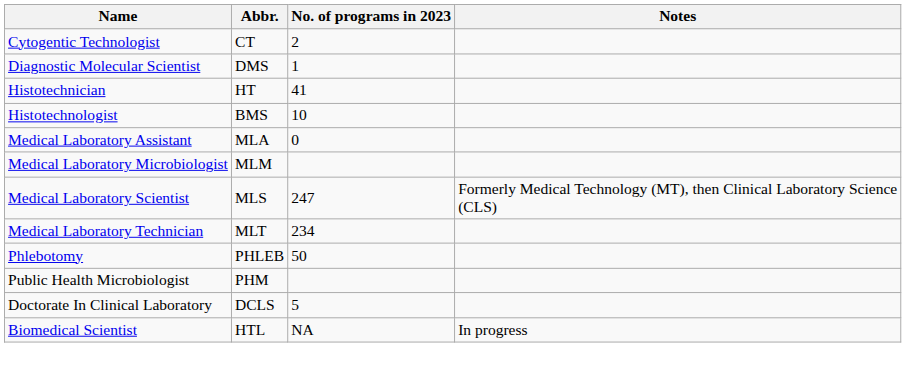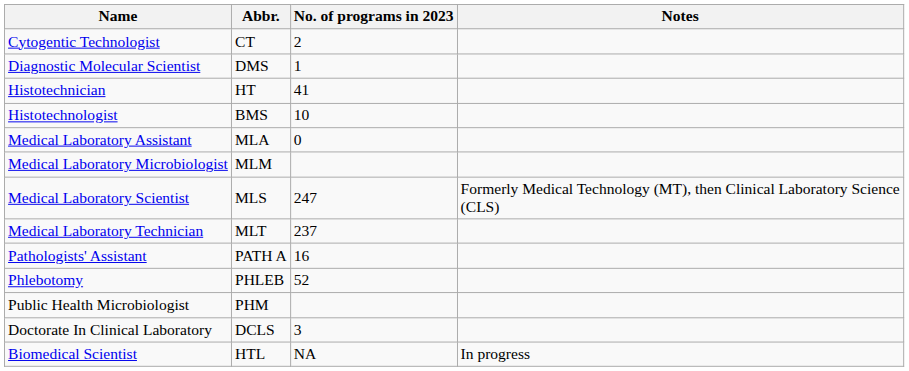(303, 231) 234 -> (305, 231) 237
+ row: (77, 255)
(299, 255) 50 -> (302, 280) 52
(295, 305) 5 -> (298, 329) 3
